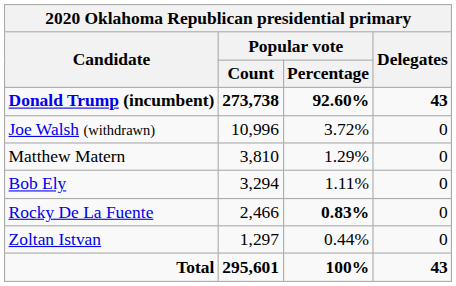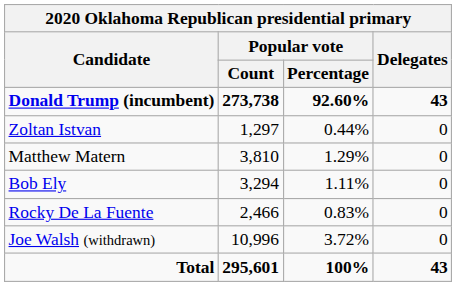rows swapped: (82, 128) <-> (55, 239)
(345, 211) bold -> (347, 211) normal
